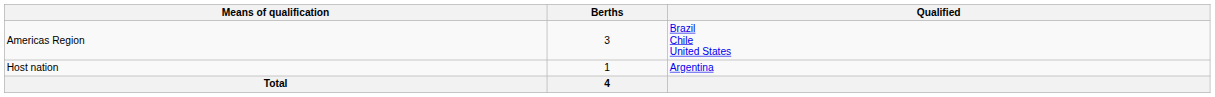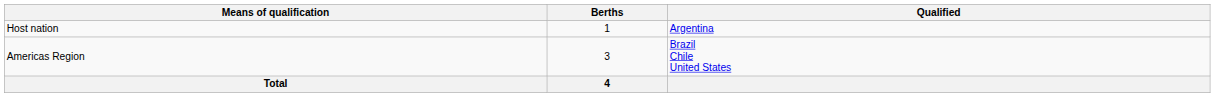rows swapped: (33, 68) <-> (46, 40)
